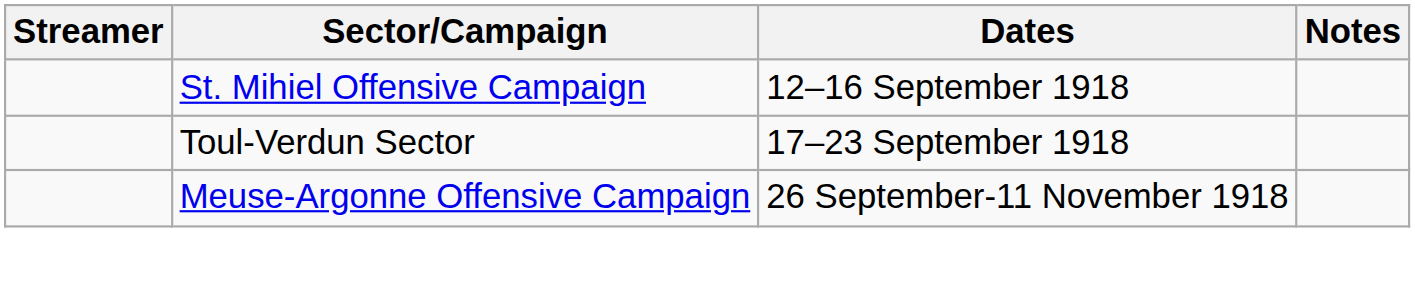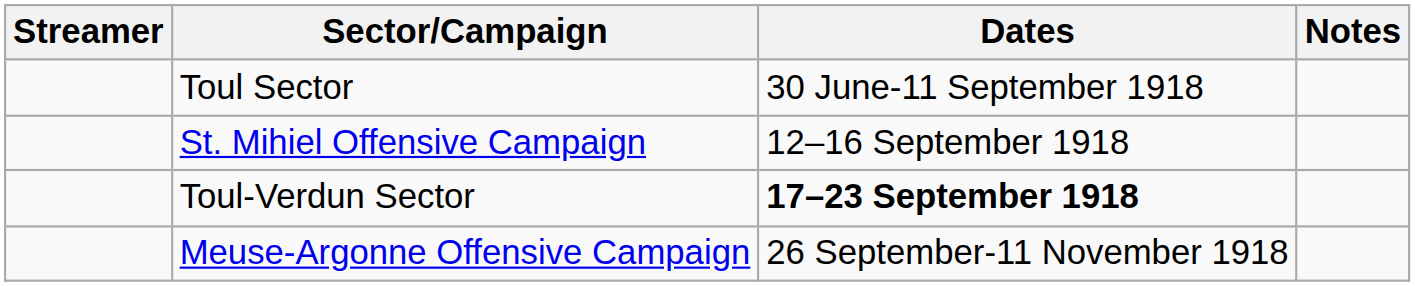+ row: (266, 87)
(948, 142) normal -> (953, 197) bold
